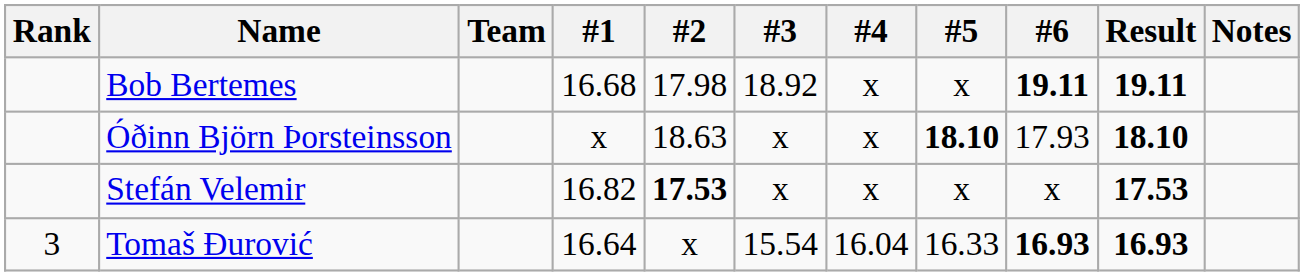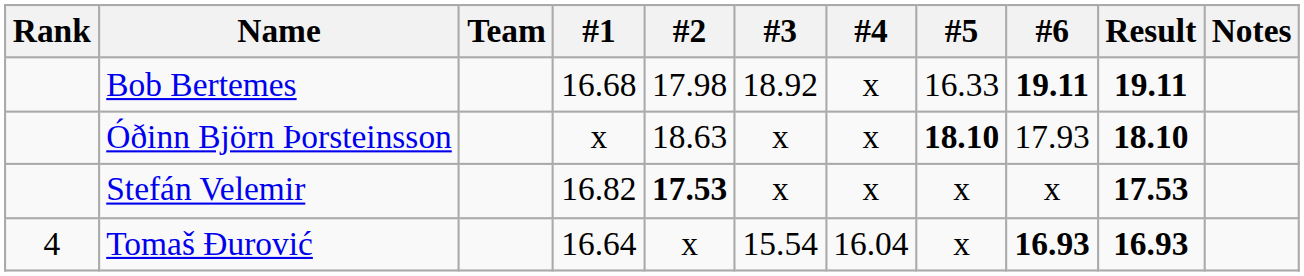(962, 84) x -> (962, 84) 16.33
(52, 243) 3 -> (52, 243) 4
(962, 243) 16.33 -> (962, 243) x
